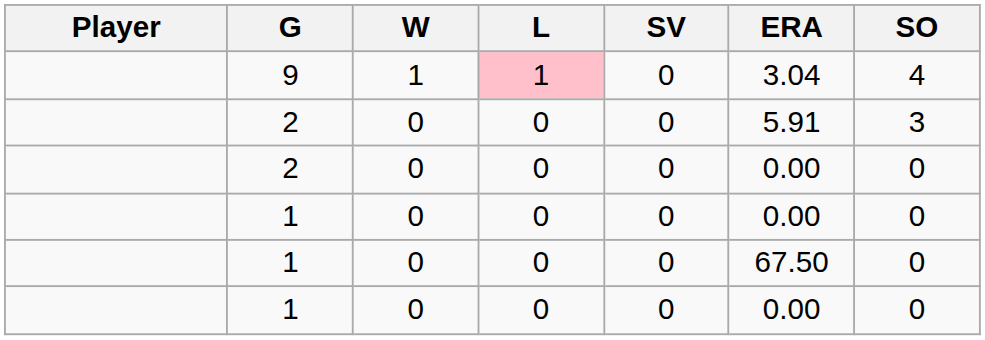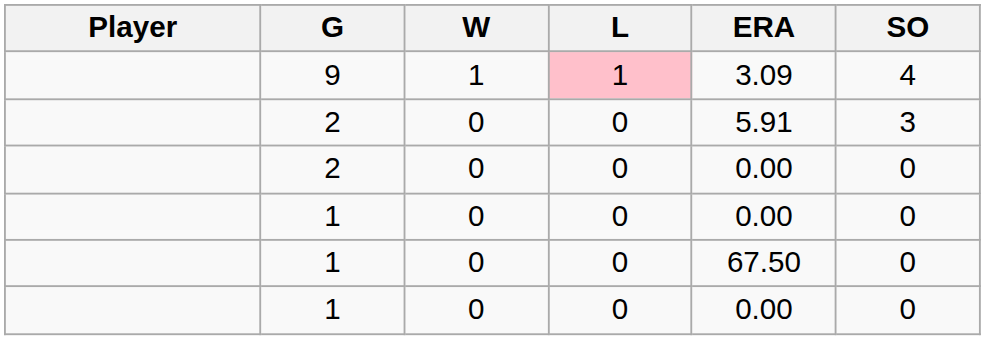- column: (666, 27)
(792, 74) 3.04 -> (764, 74) 3.09
